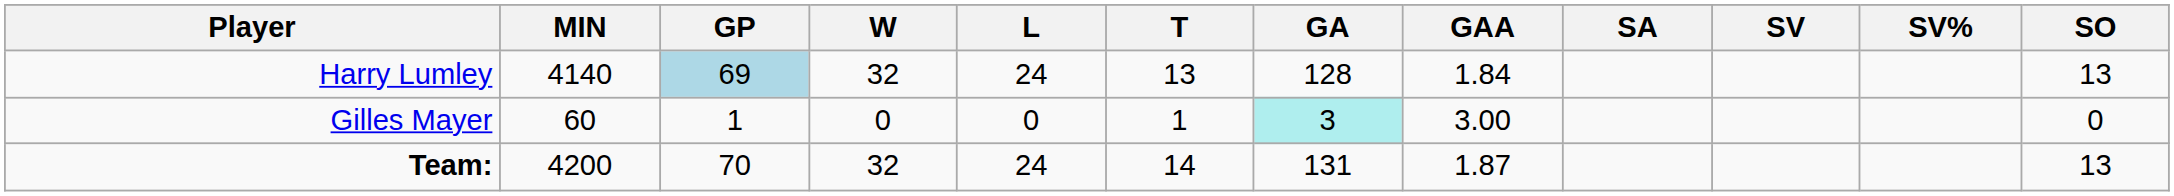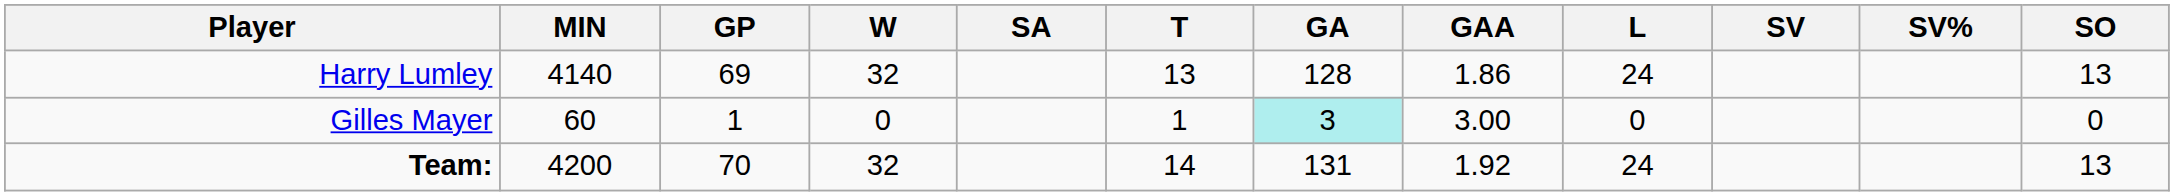columns swapped: (1031, 27) <-> (1637, 27)
(735, 73) lightblue background -> (735, 73) no background
(1483, 73) 1.84 -> (1483, 73) 1.86
(1483, 166) 1.87 -> (1483, 166) 1.92
